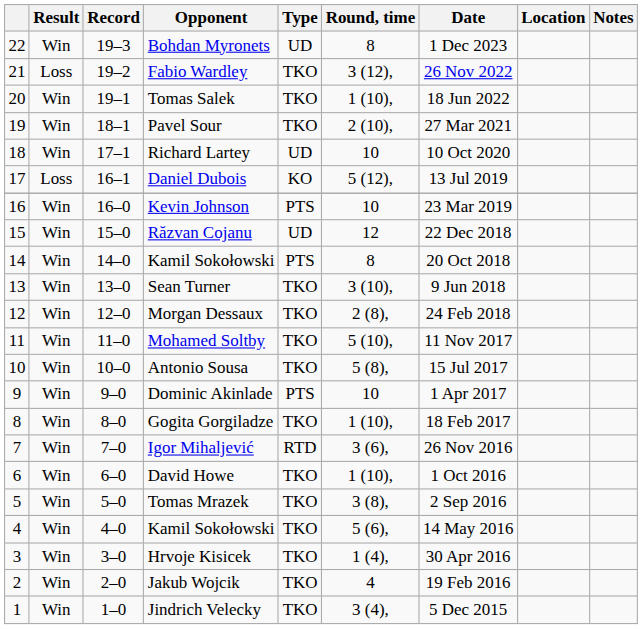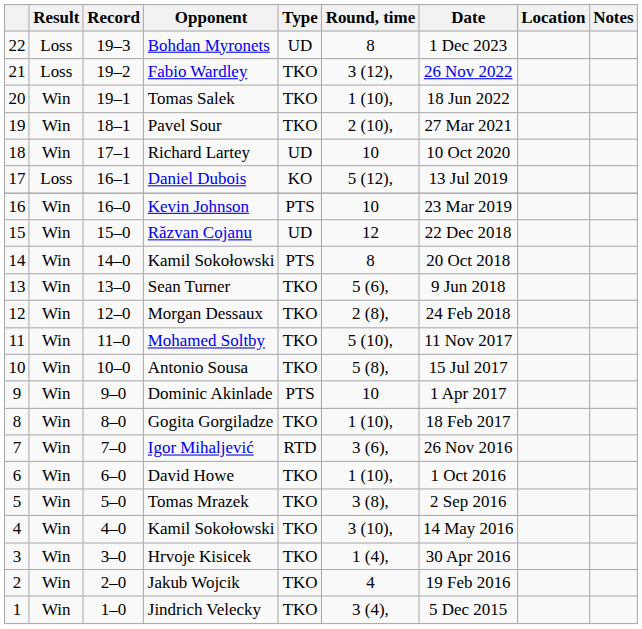(56, 44) Win -> (56, 44) Loss
(370, 286) 3 (10), -> (370, 286) 5 (6),
(370, 529) 5 (6), -> (370, 529) 3 (10),
